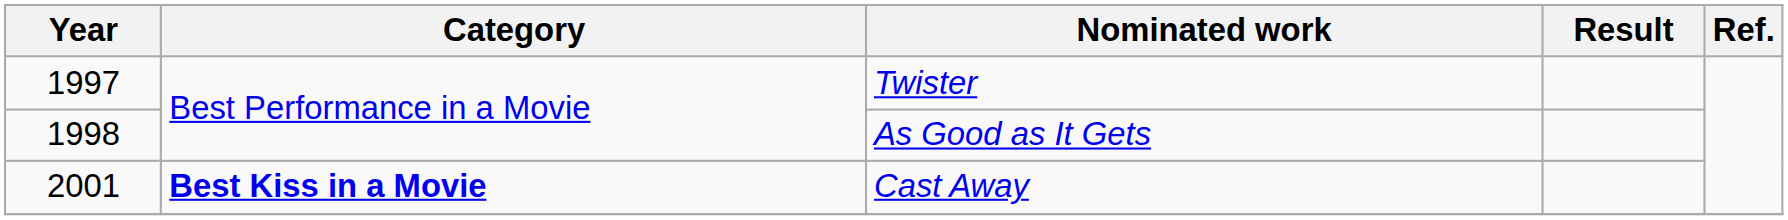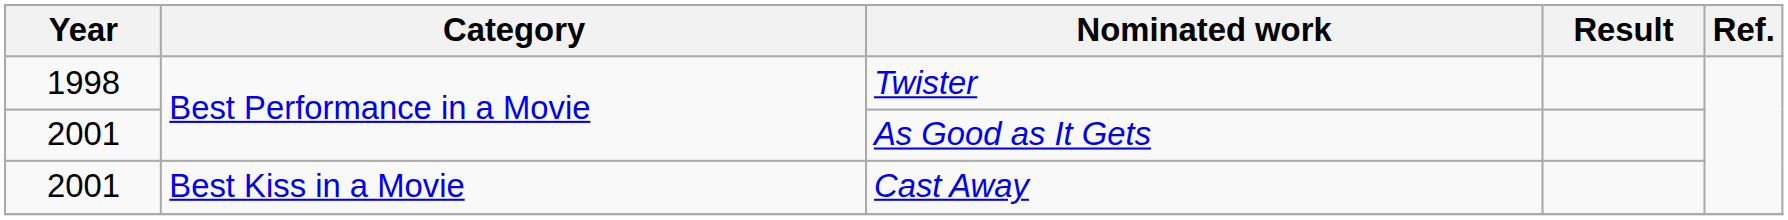(83, 82) 1997 -> (83, 82) 1998
(83, 134) 1998 -> (83, 134) 2001
(328, 186) bold -> (317, 186) normal
